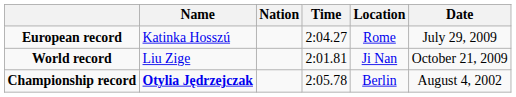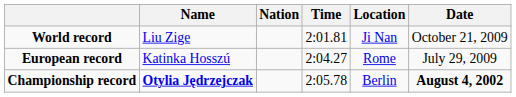rows swapped: (72, 59) <-> (72, 37)
(460, 80) normal -> (460, 80) bold
